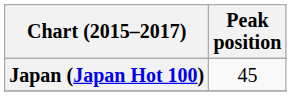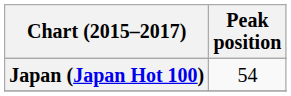(247, 74) 45 -> (247, 74) 54
